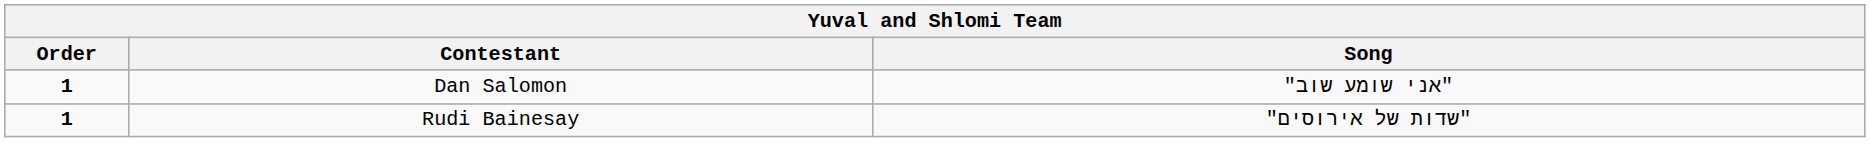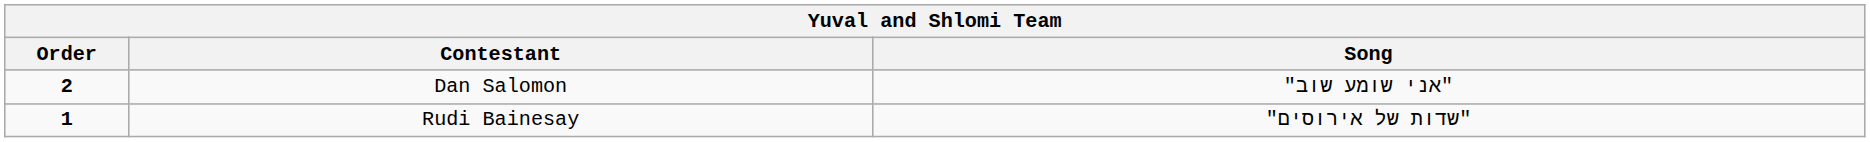(67, 87) 1 -> (67, 87) 2
